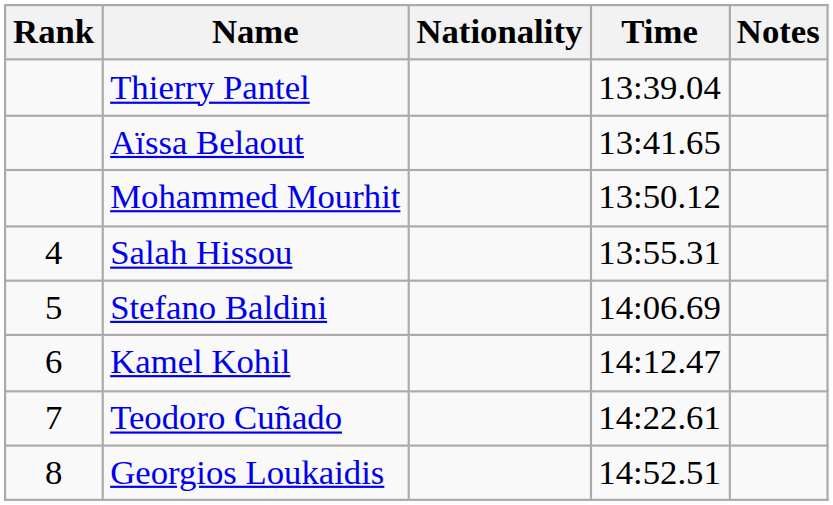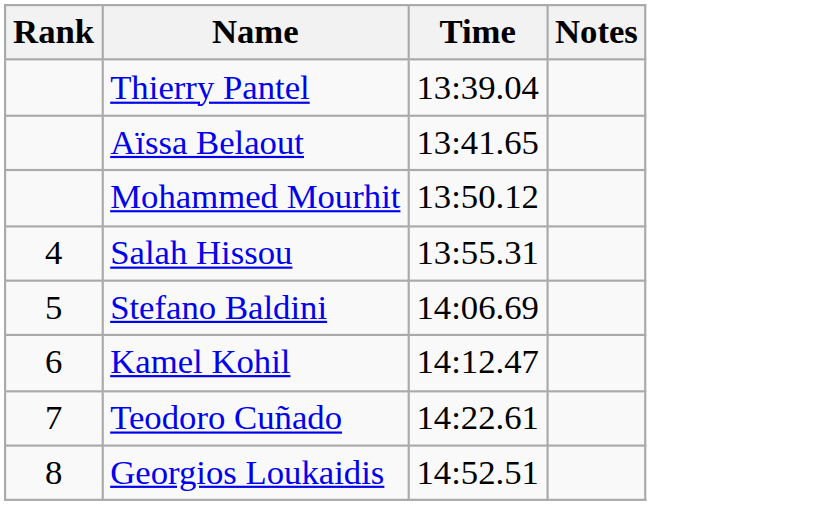- column: (499, 32)
